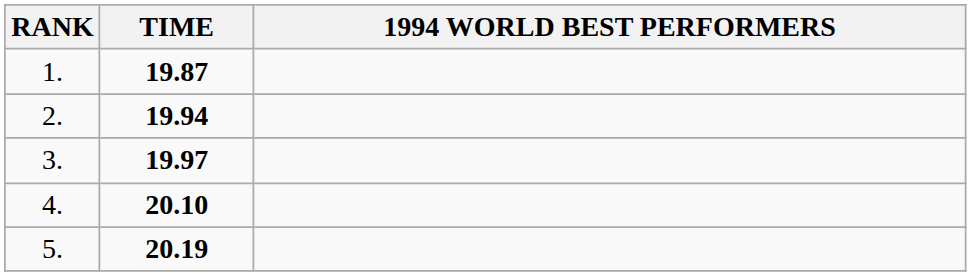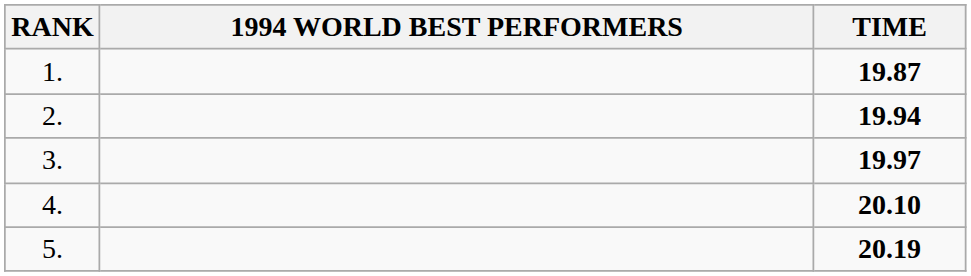columns swapped: (610, 26) <-> (177, 26)
